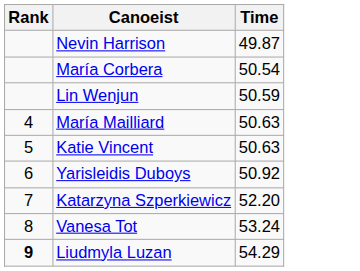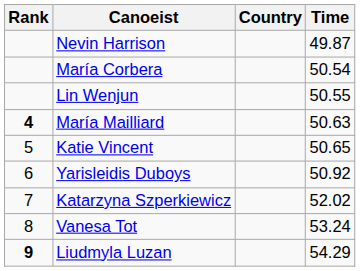+ column: (270, 17)
(259, 95) 50.59 -> (330, 95) 50.55
(28, 122) normal -> (28, 122) bold
(259, 148) 50.63 -> (330, 148) 50.65
(259, 200) 52.20 -> (330, 200) 52.02
